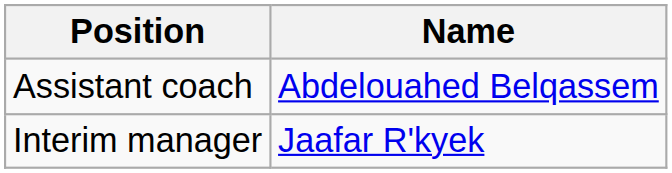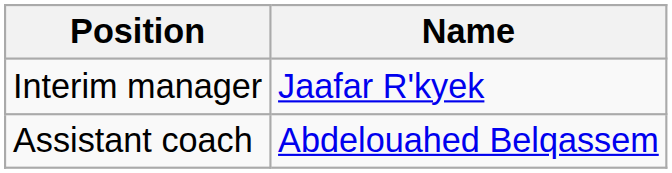rows swapped: (138, 140) <-> (133, 85)
